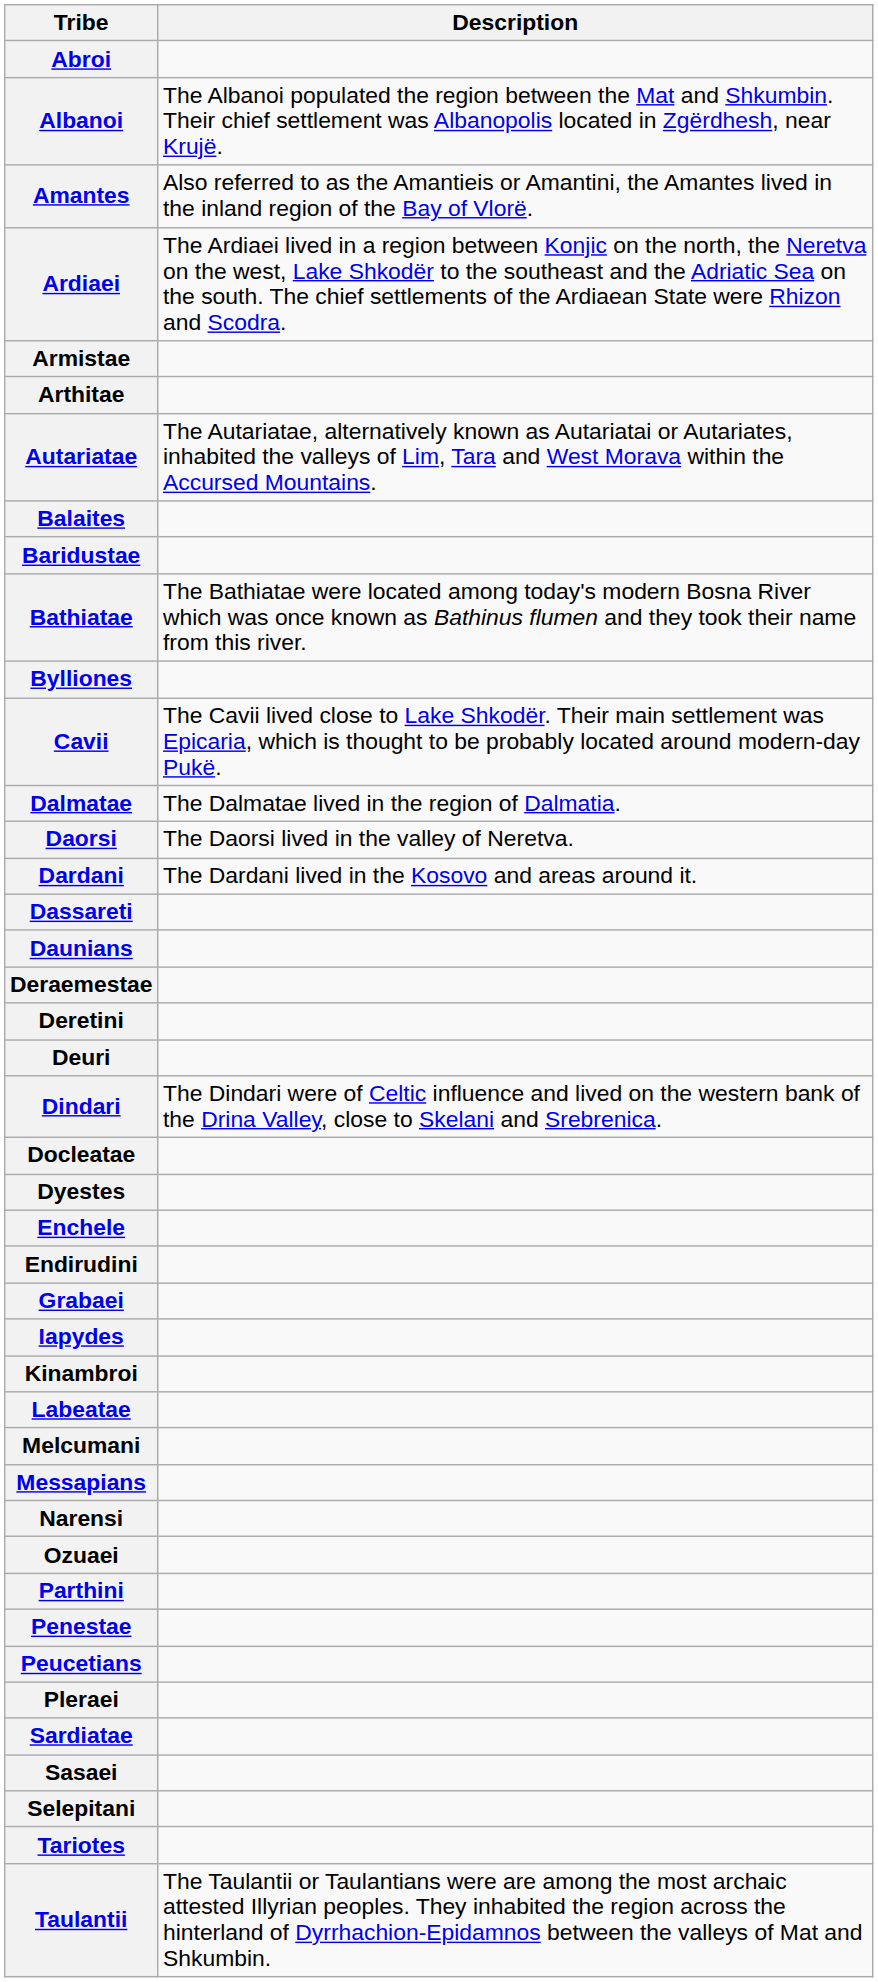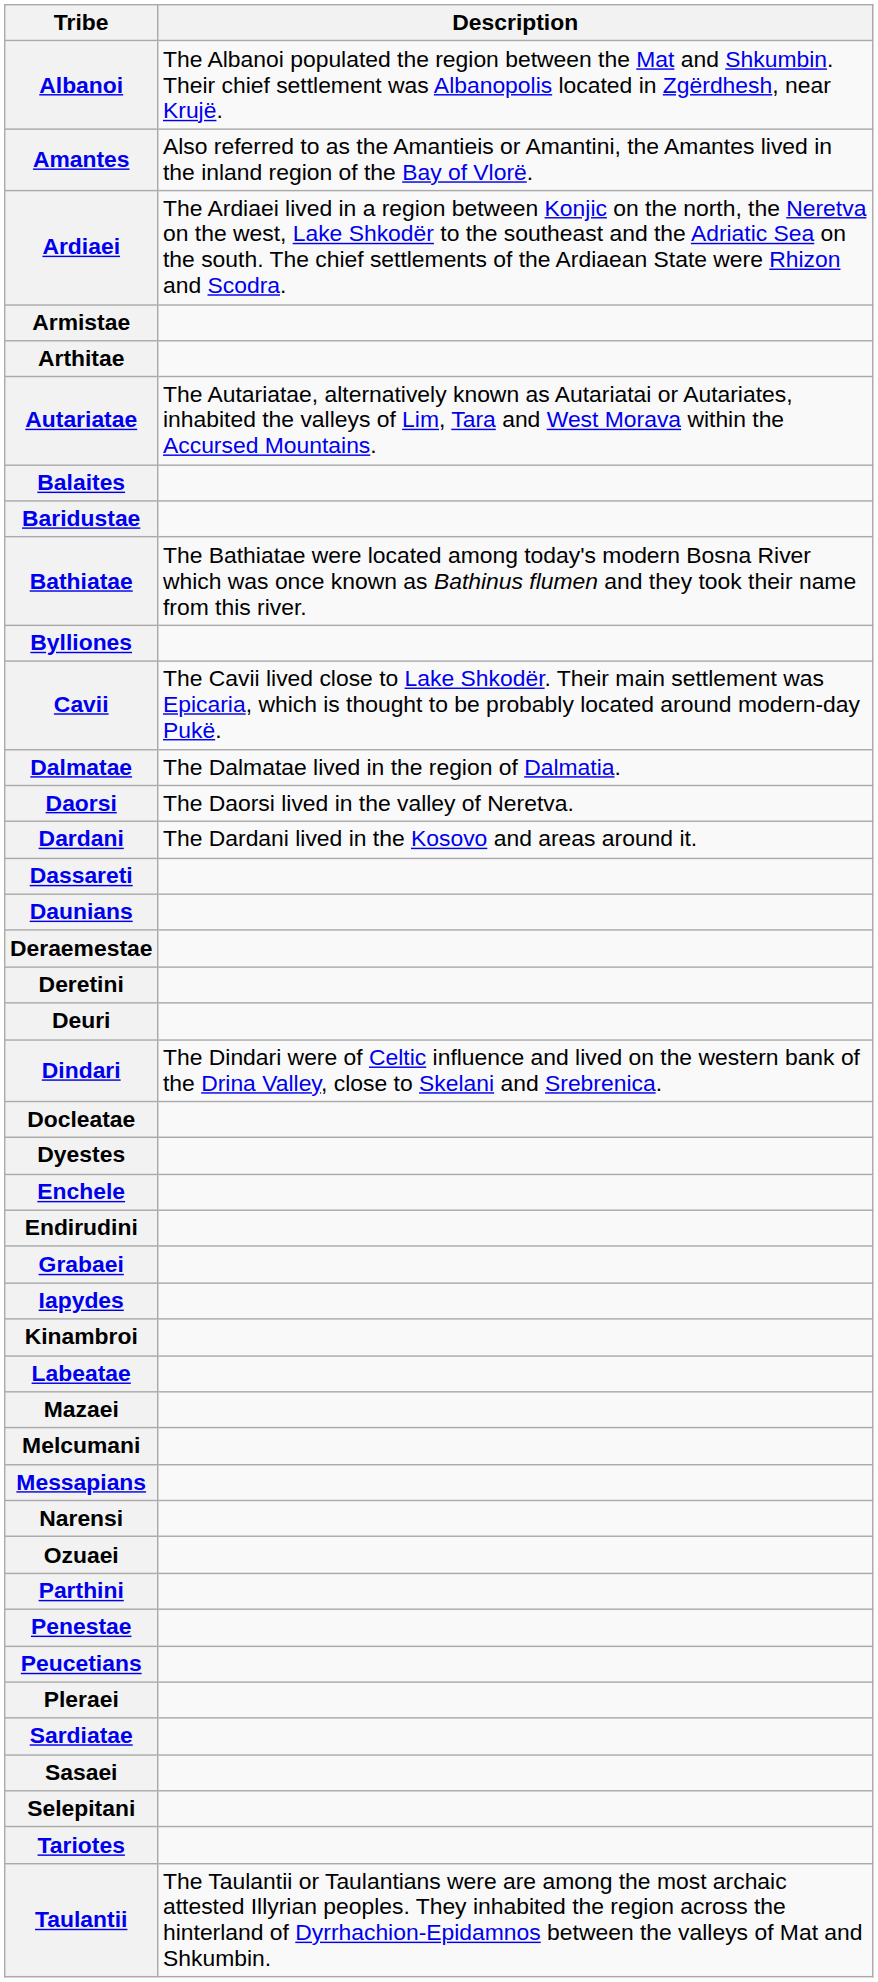- row: (81, 58)
+ row: (81, 1409)
